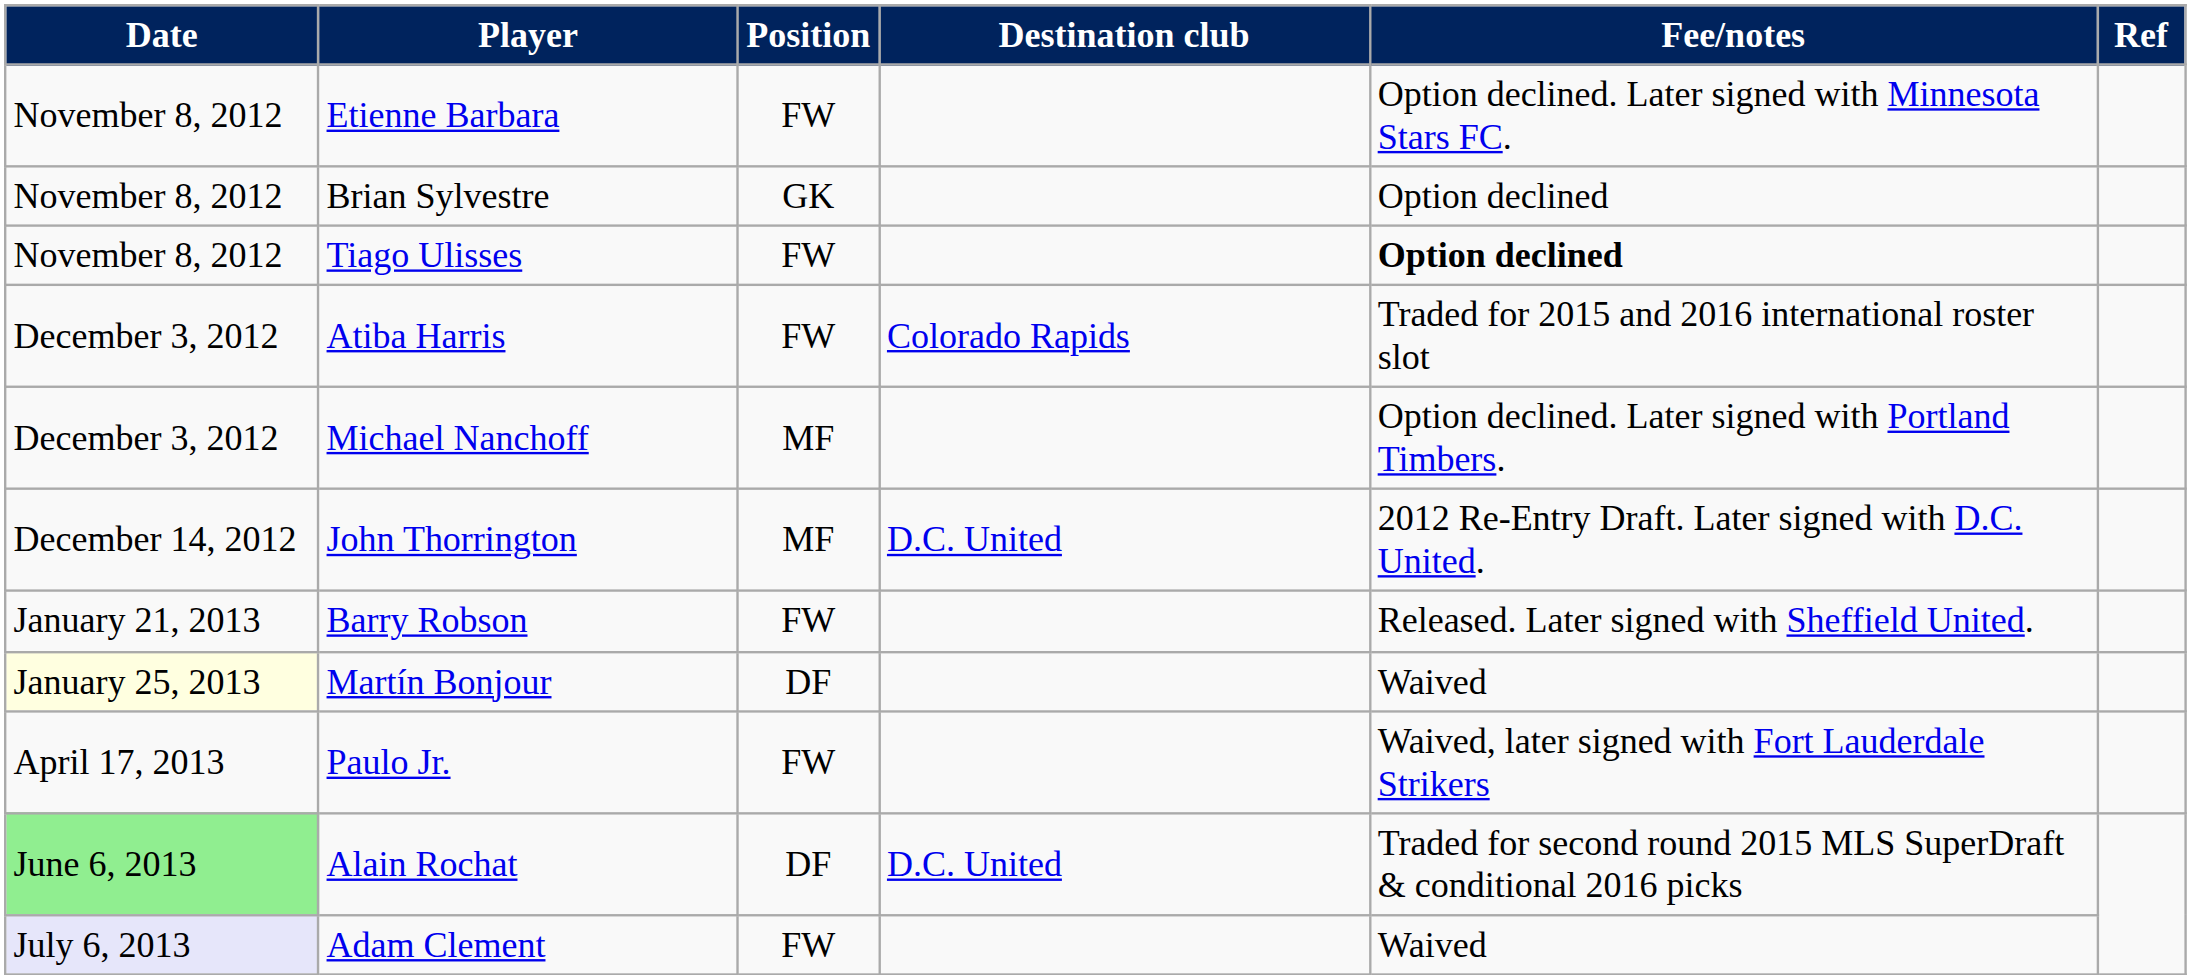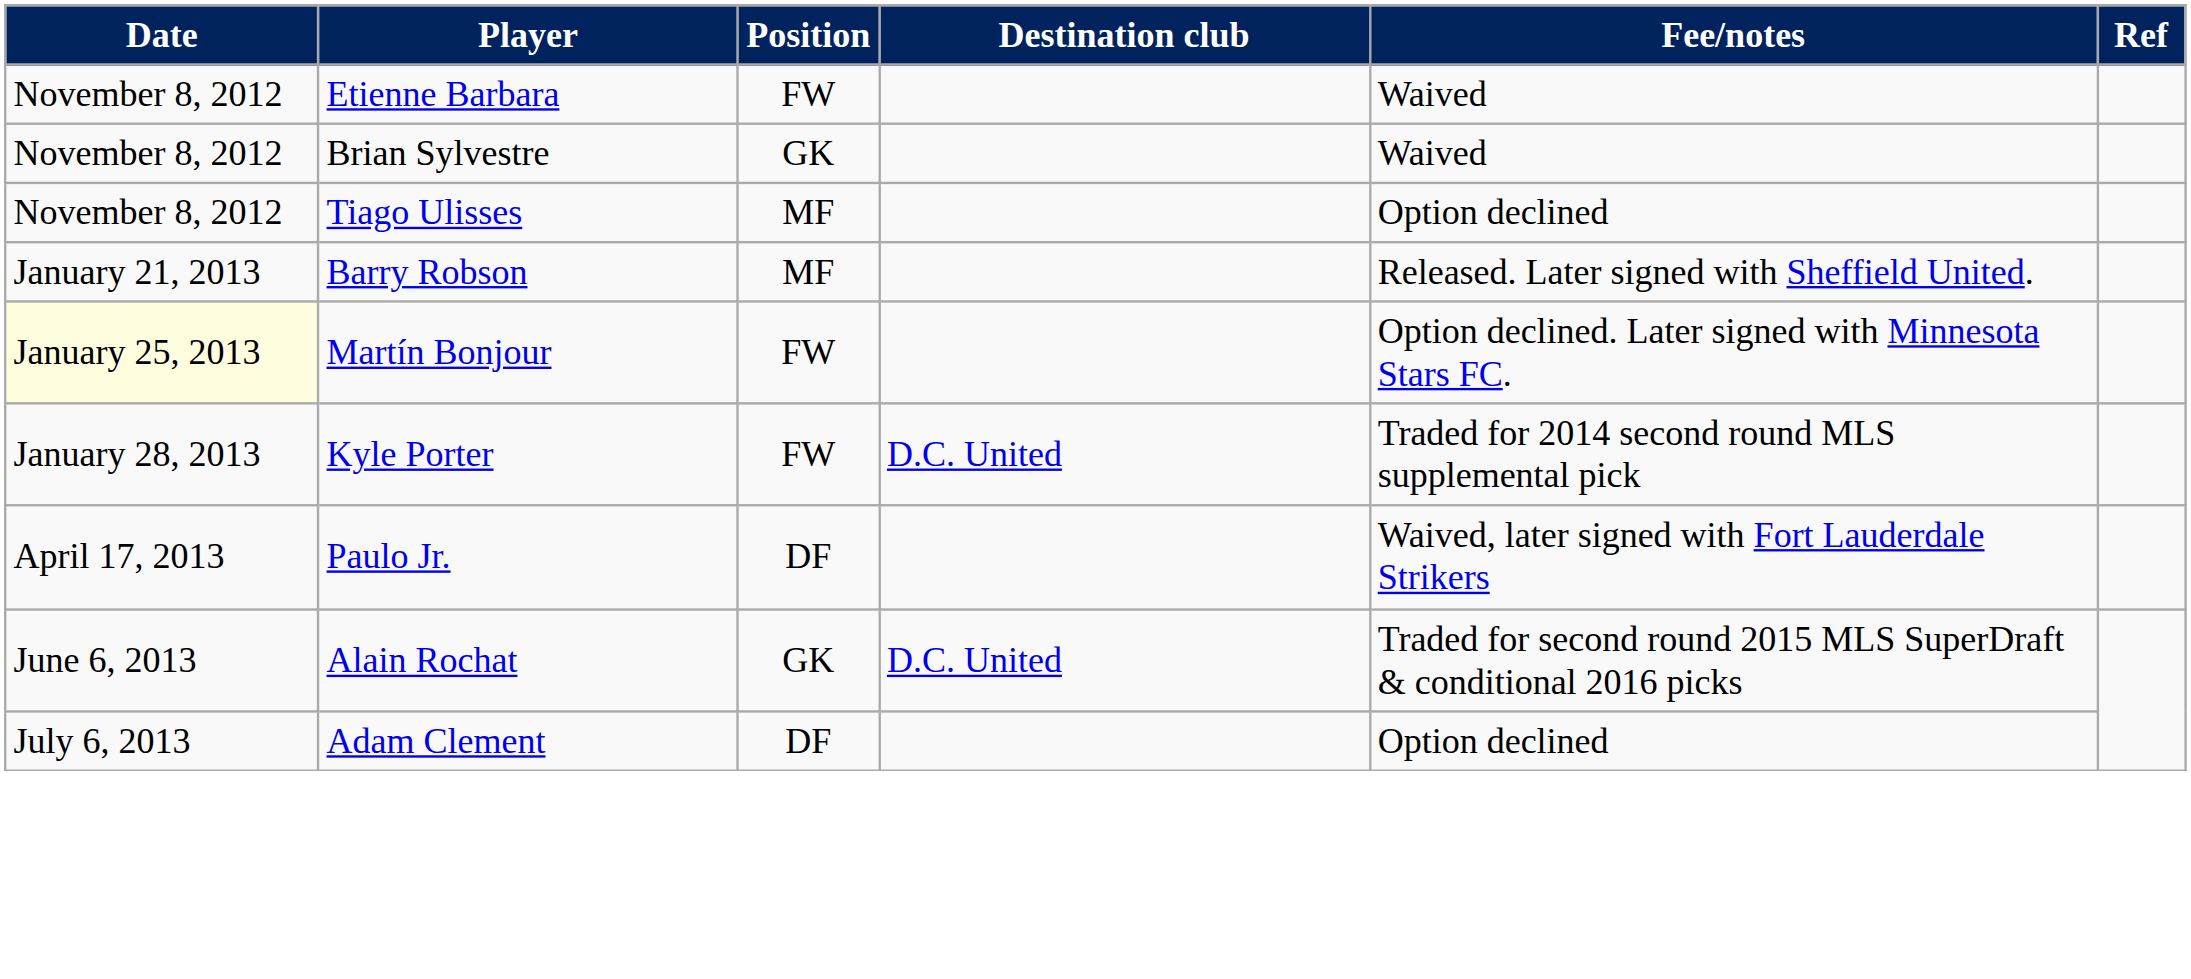(1709, 115) Option declined. Later signed with Minnesota Stars FC. -> (1432, 93) Waived
(1493, 195) Option declined -> (1432, 153) Waived
(808, 255) FW -> (808, 212) MF
(1500, 255) bold -> (1493, 212) normal
- row: (416, 335)
- row: (458, 438)
- row: (452, 540)
(808, 620) FW -> (808, 271) MF
(808, 680) DF -> (808, 352) FW
(1432, 680) Waived -> (1709, 352) Option declined. Later signed with Minnesota Stars FC.
+ row: (410, 454)
(808, 760) FW -> (808, 556) DF
(105, 862) lightgreen background -> (105, 658) no background
(808, 862) DF -> (808, 658) GK
(102, 943) lavender background -> (102, 739) no background
(808, 943) FW -> (808, 739) DF
(1432, 943) Waived -> (1493, 739) Option declined
